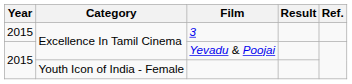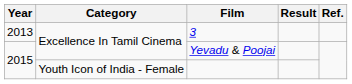(20, 32) 2015 -> (20, 32) 2013
